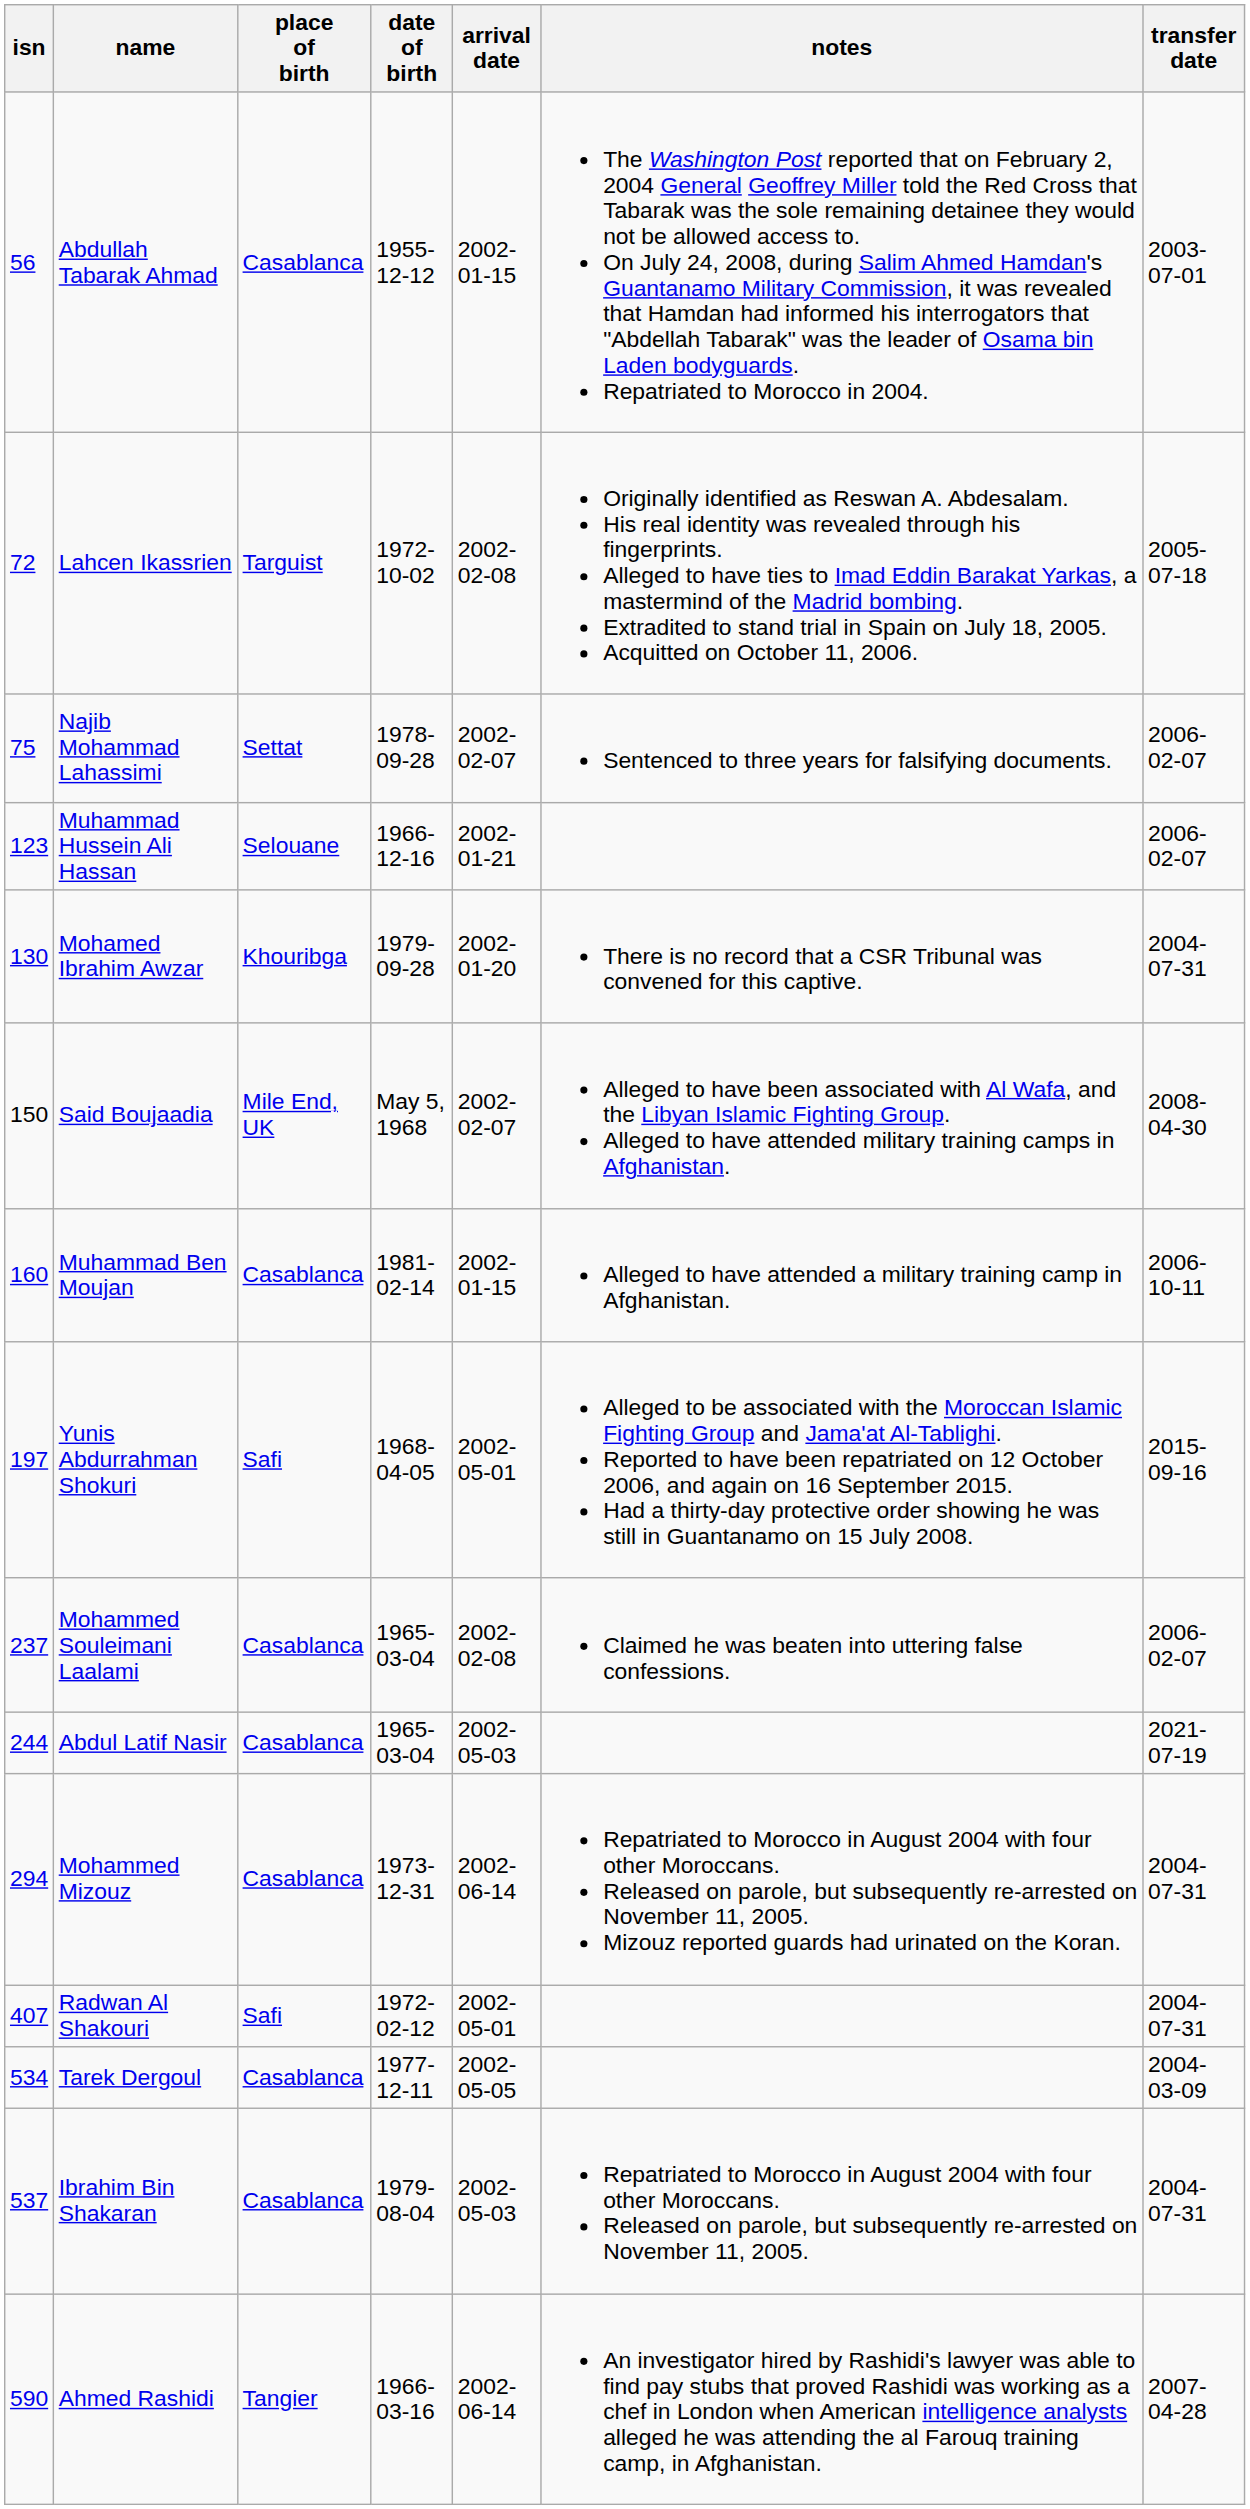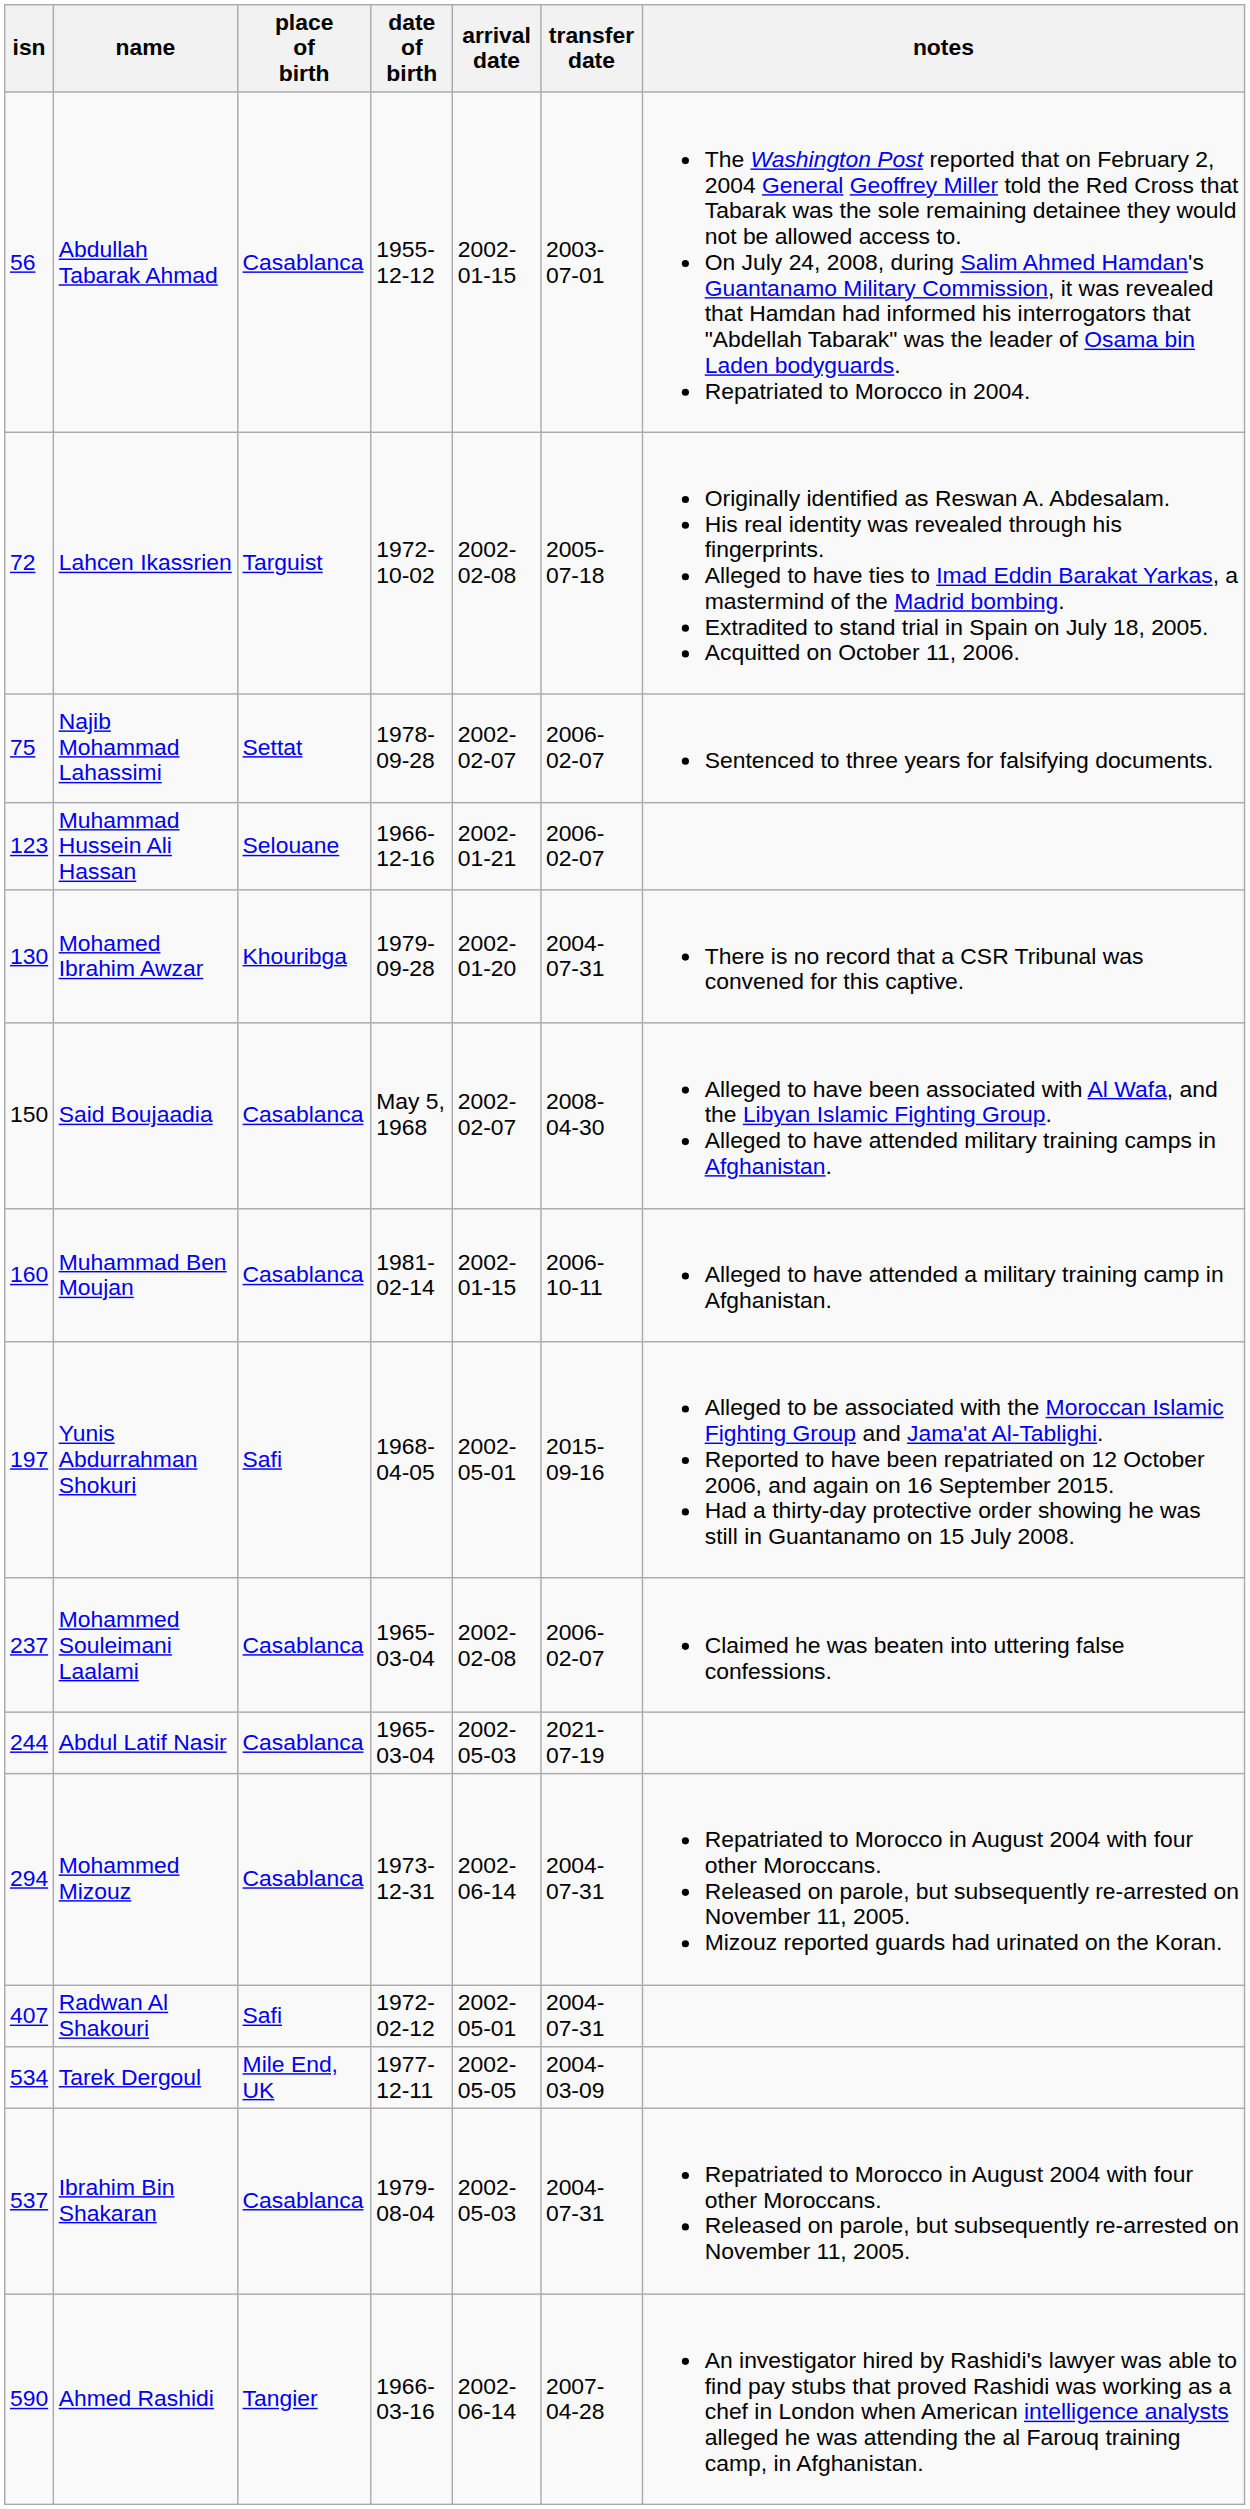columns swapped: (1194, 48) <-> (842, 48)
(290, 1115) Mile End, UK -> (303, 1115) Casablanca
(303, 2077) Casablanca -> (290, 2077) Mile End, UK
